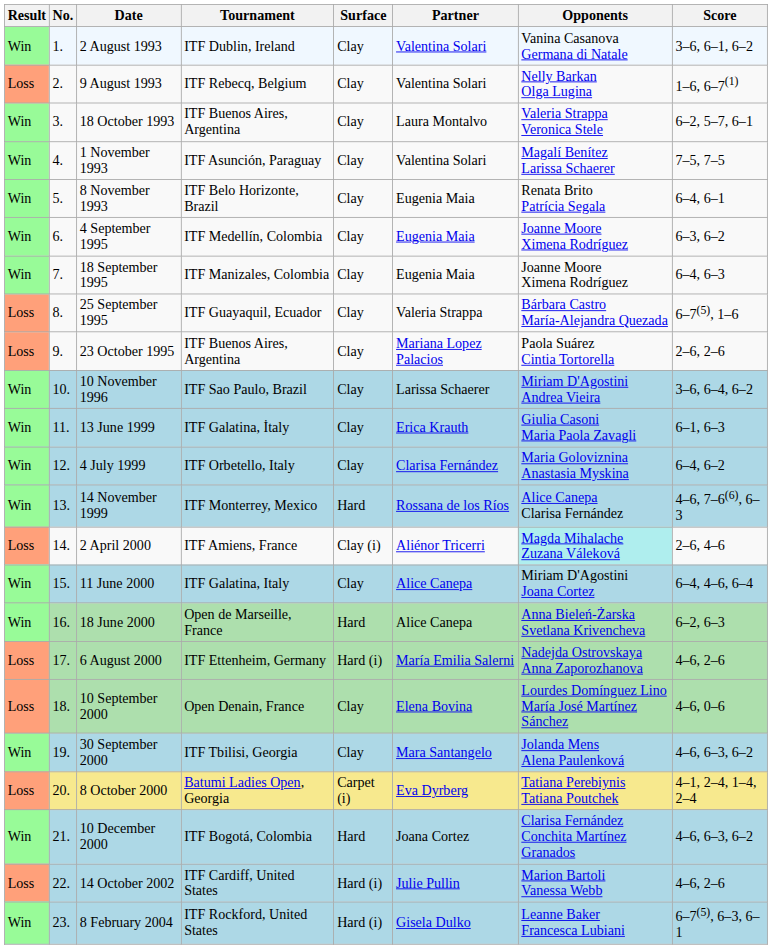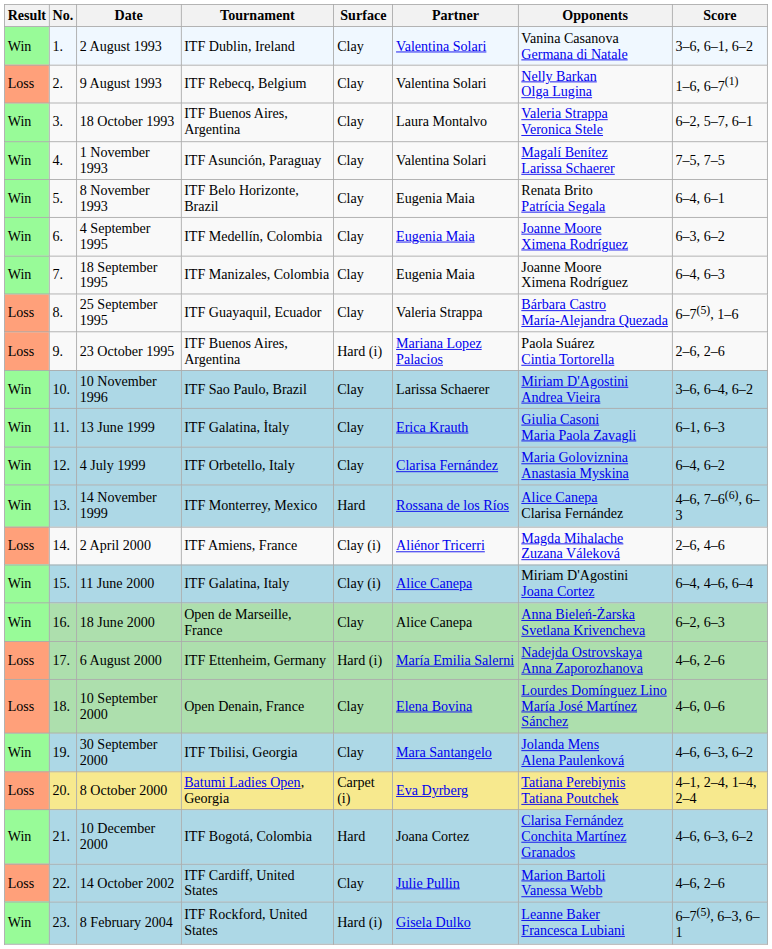(350, 351) Clay -> (360, 351) Hard (i)
(572, 545) paleturquoise background -> (572, 545) no background
(350, 584) Clay -> (359, 584) Clay (i)
(351, 622) Hard -> (350, 622) Clay
(360, 882) Hard (i) -> (350, 882) Clay
